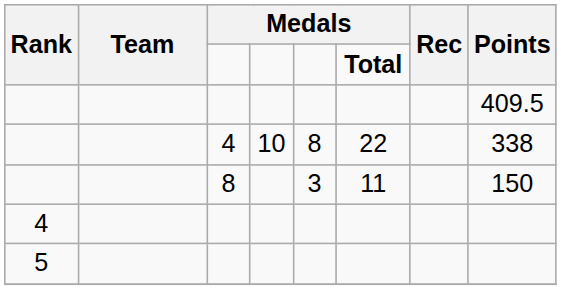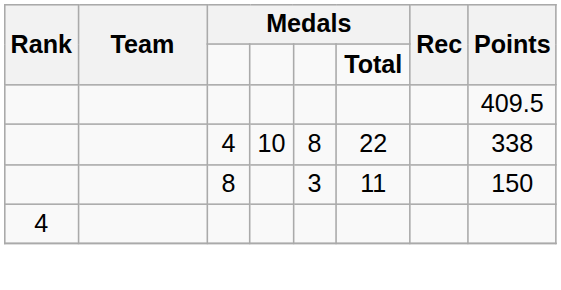- row: (41, 263)
